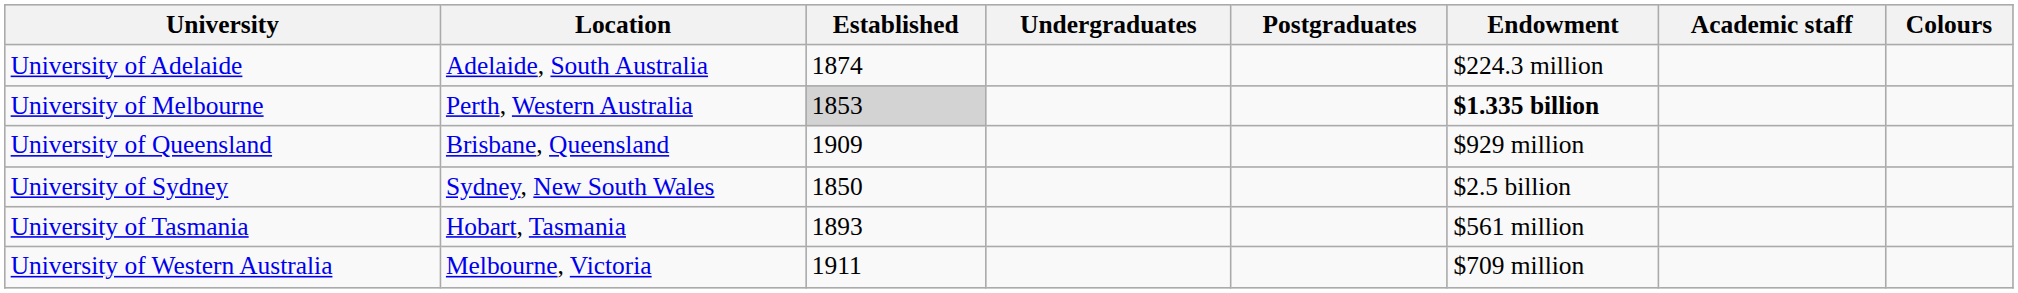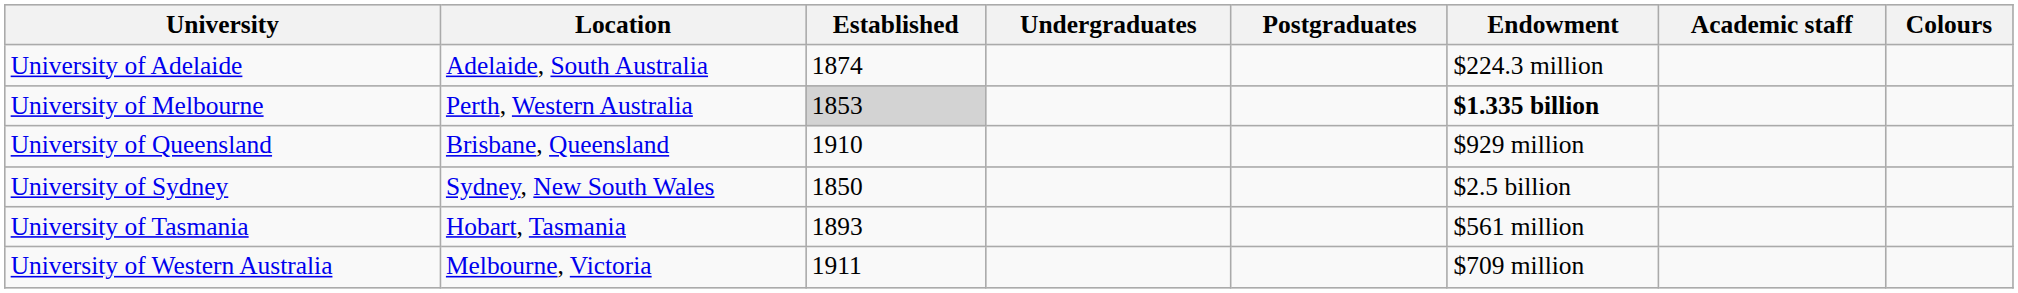(837, 145) 1909 -> (837, 145) 1910
